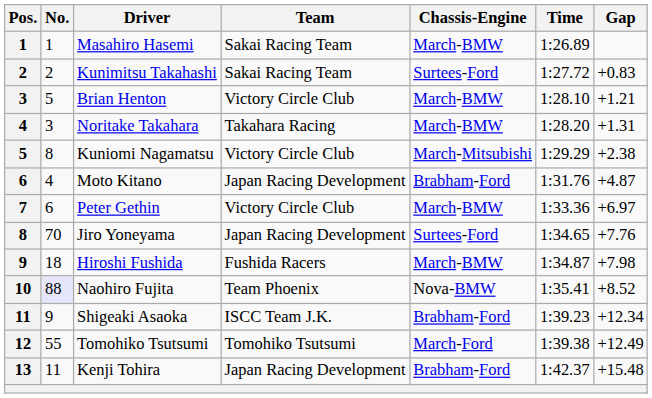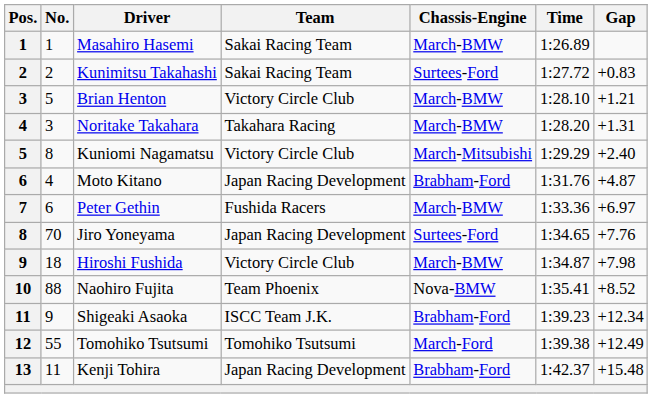(617, 153) +2.38 -> (617, 153) +2.40
(289, 207) Victory Circle Club -> (275, 207) Fushida Racers
(275, 262) Fushida Racers -> (289, 262) Victory Circle Club
(53, 289) lavender background -> (53, 289) no background
